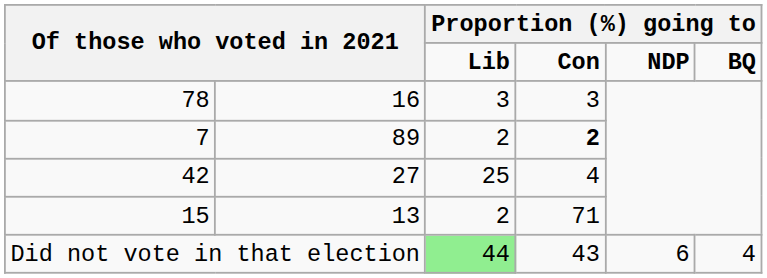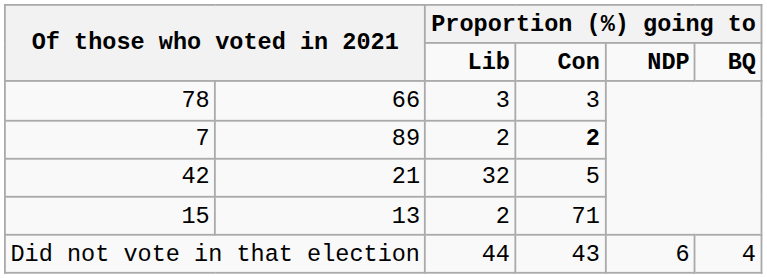(406, 101) 16 -> (406, 101) 66
(406, 177) 27 -> (406, 177) 21
(496, 177) 25 -> (496, 177) 32
(593, 177) 4 -> (593, 177) 5
(496, 254) lightgreen background -> (496, 254) no background
